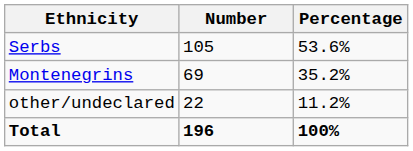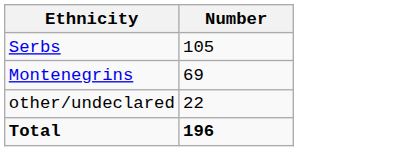- column: (351, 19)
